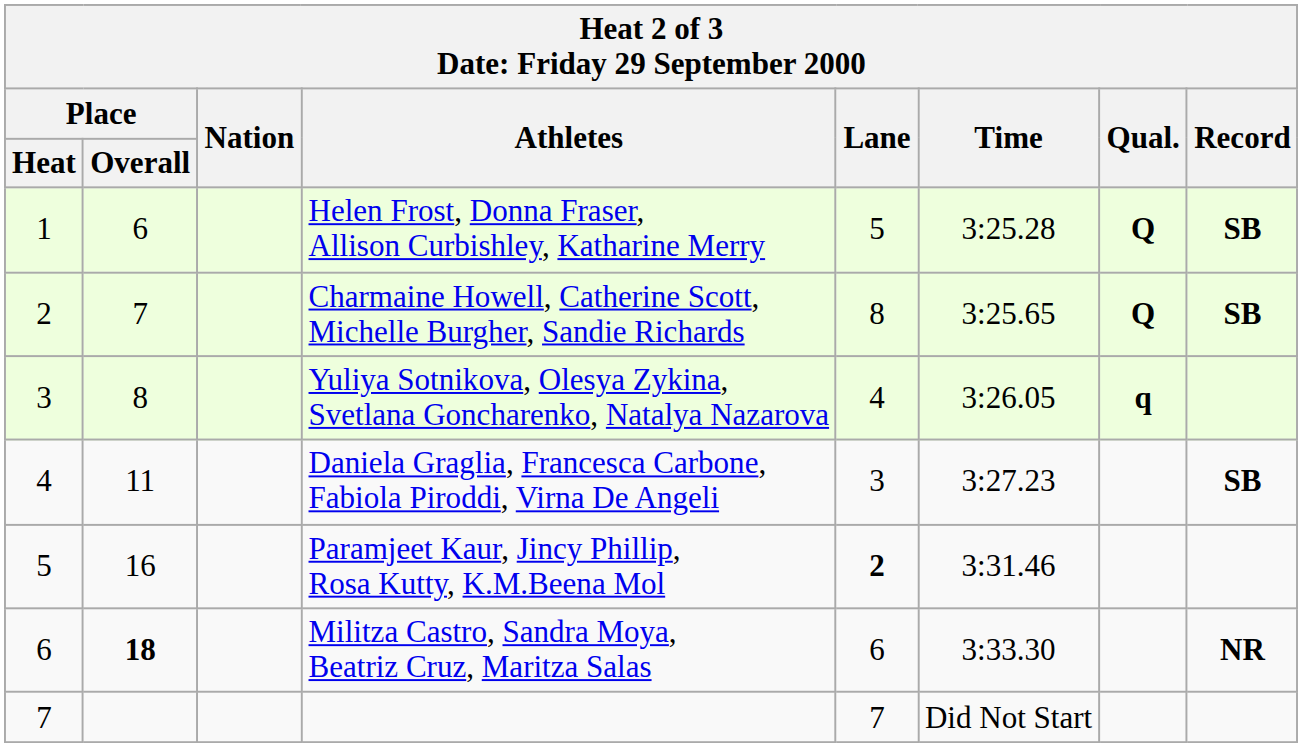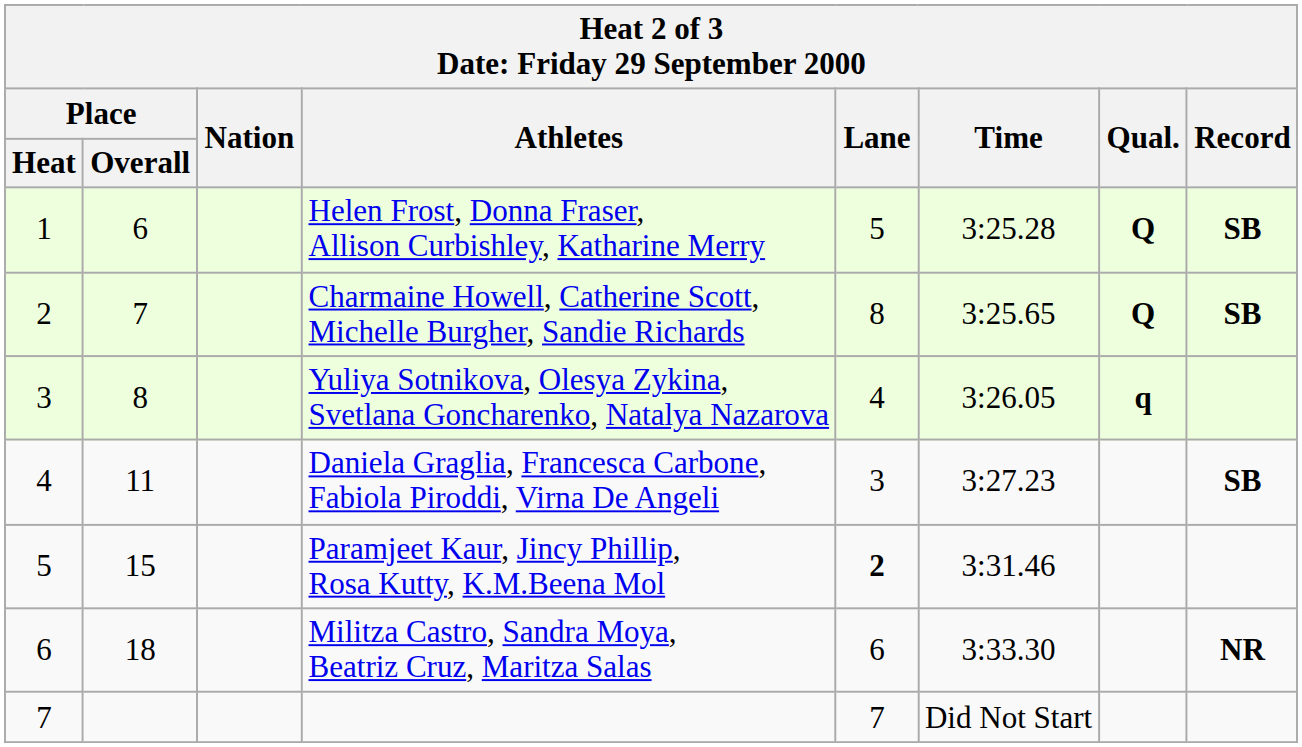(140, 565) 16 -> (140, 565) 15
(140, 649) bold -> (140, 649) normal
